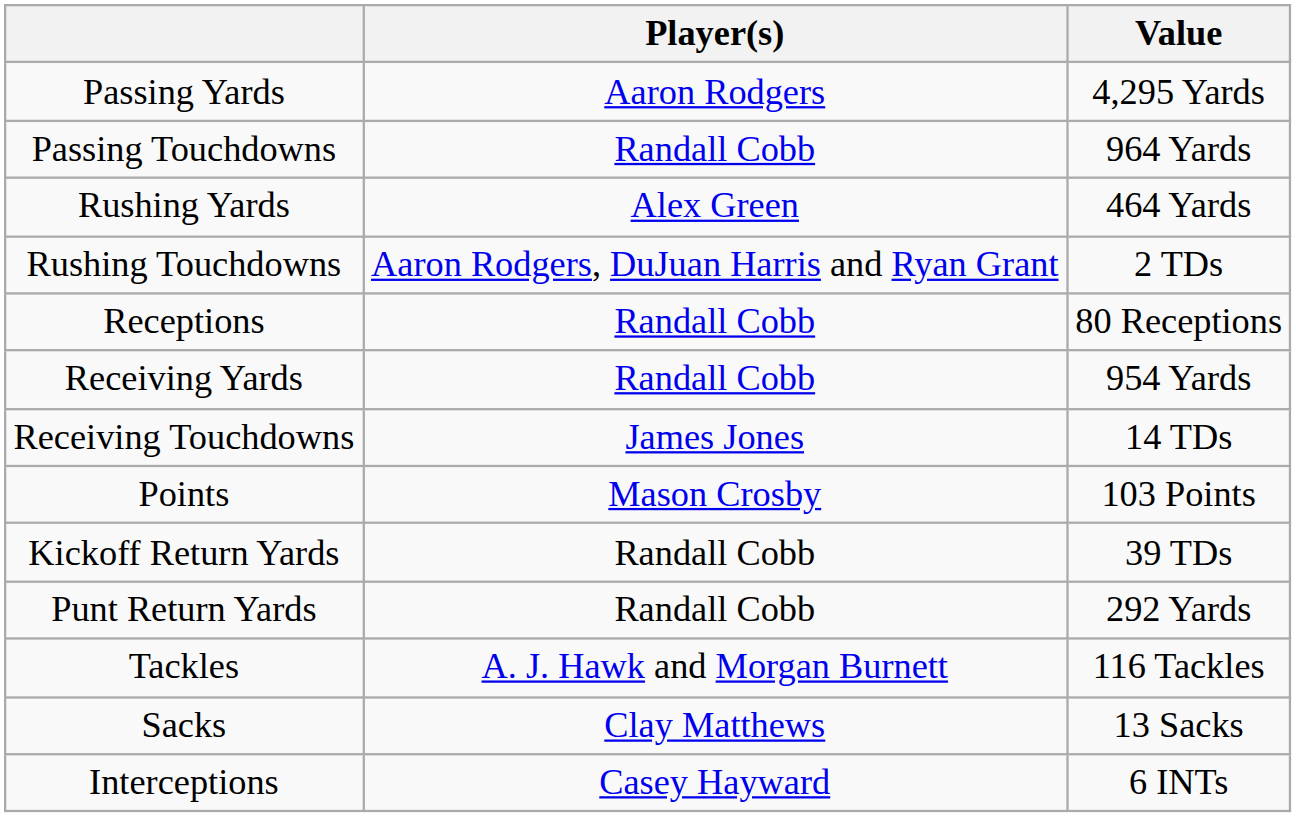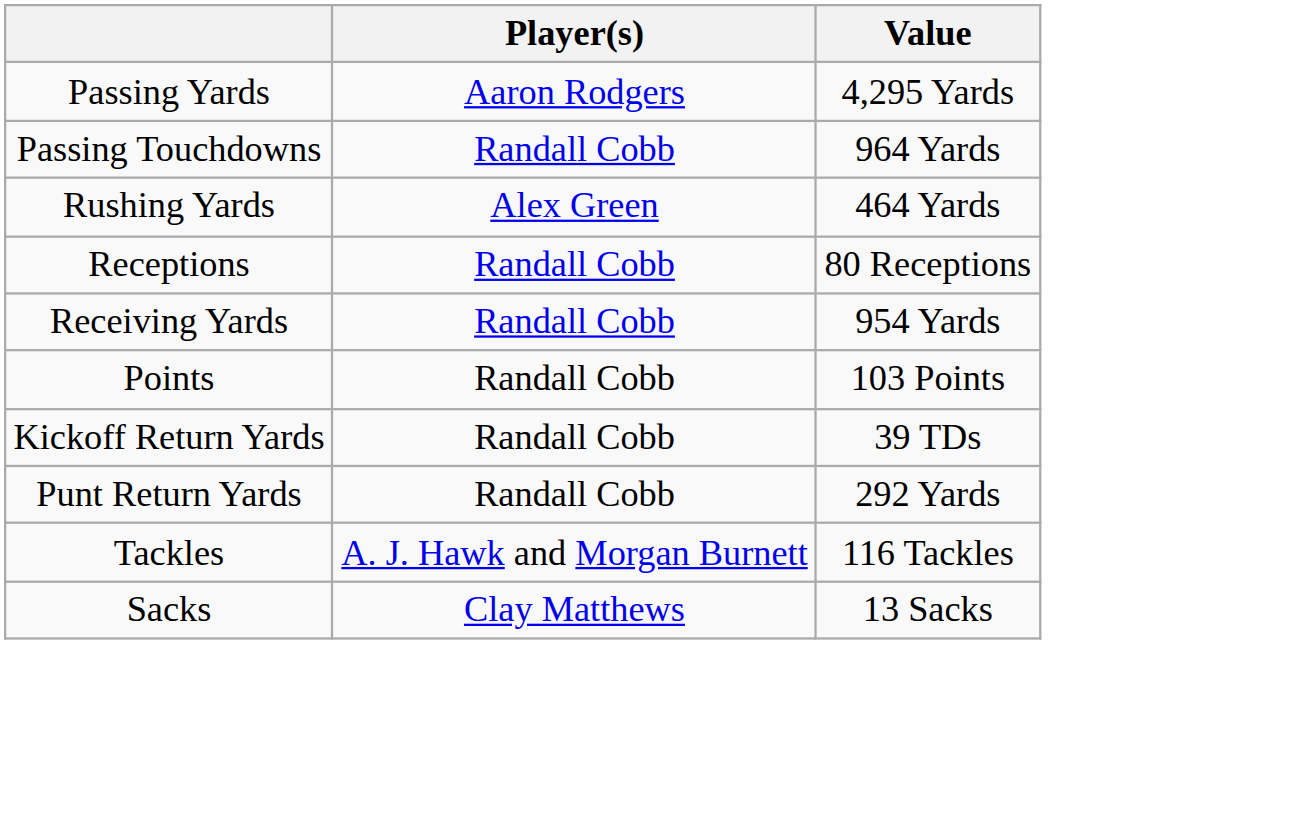- row: (184, 263)
- row: (184, 436)
(715, 494) Mason Crosby -> (575, 378) Randall Cobb
- row: (184, 782)
